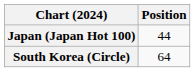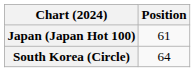(164, 35) 44 -> (164, 35) 61
